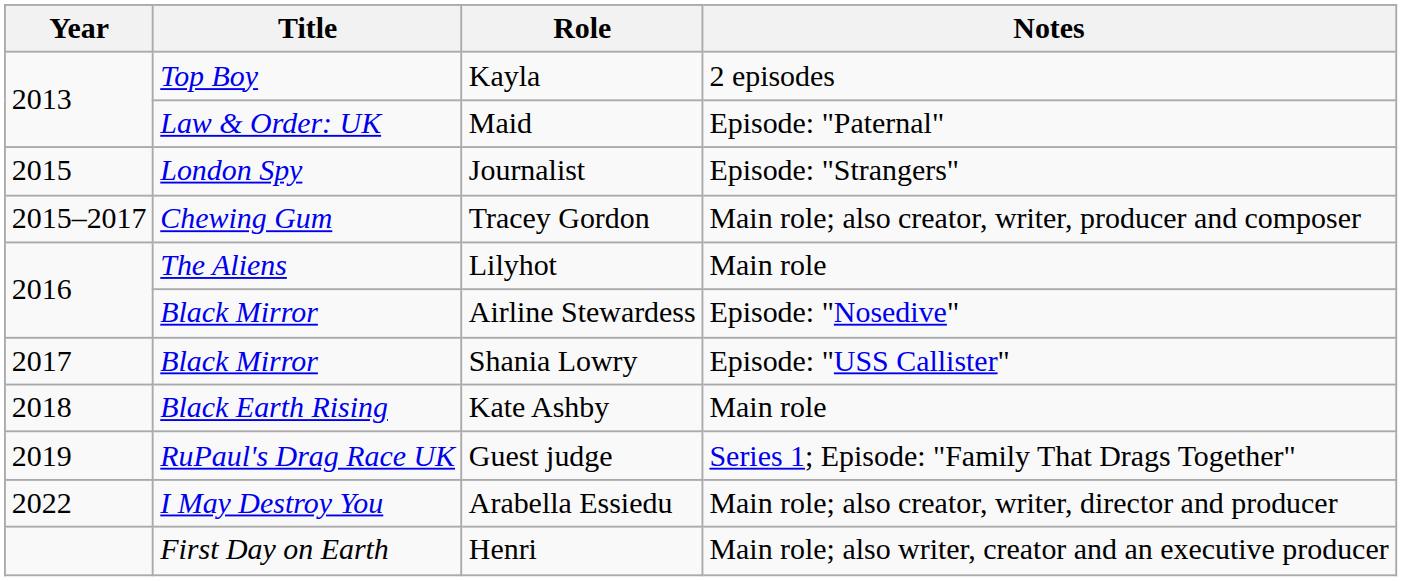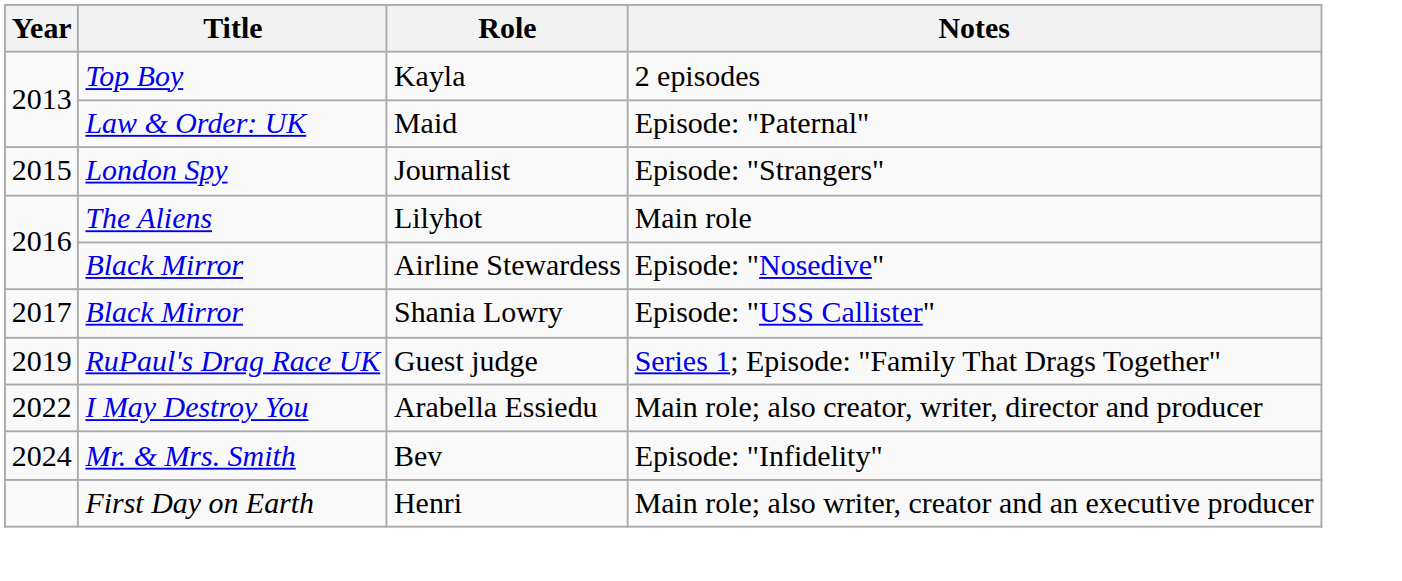- row: (559, 218)
- row: (539, 407)
+ row: (418, 455)
